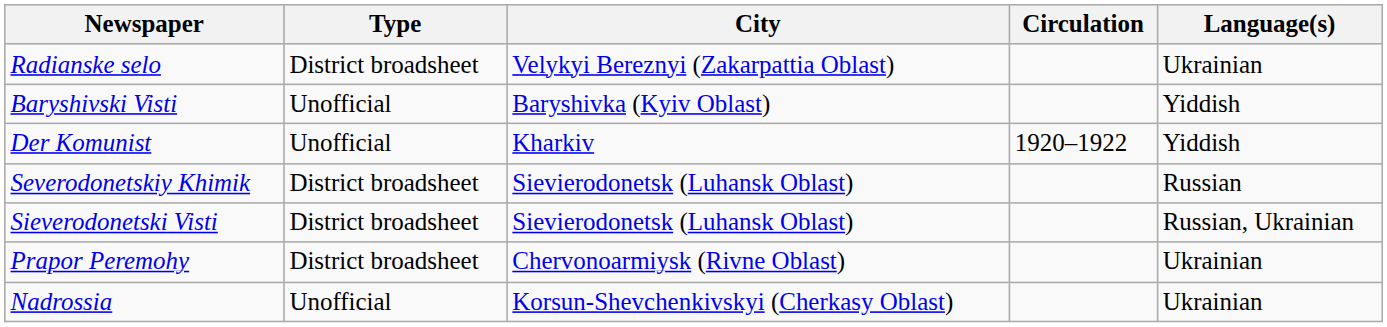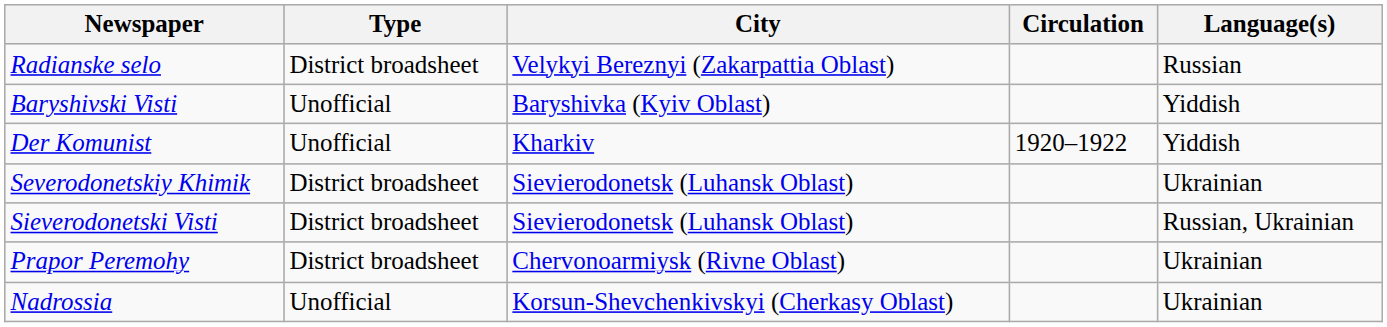(1213, 63) Ukrainian -> (1202, 63) Russian
(1202, 182) Russian -> (1213, 182) Ukrainian
